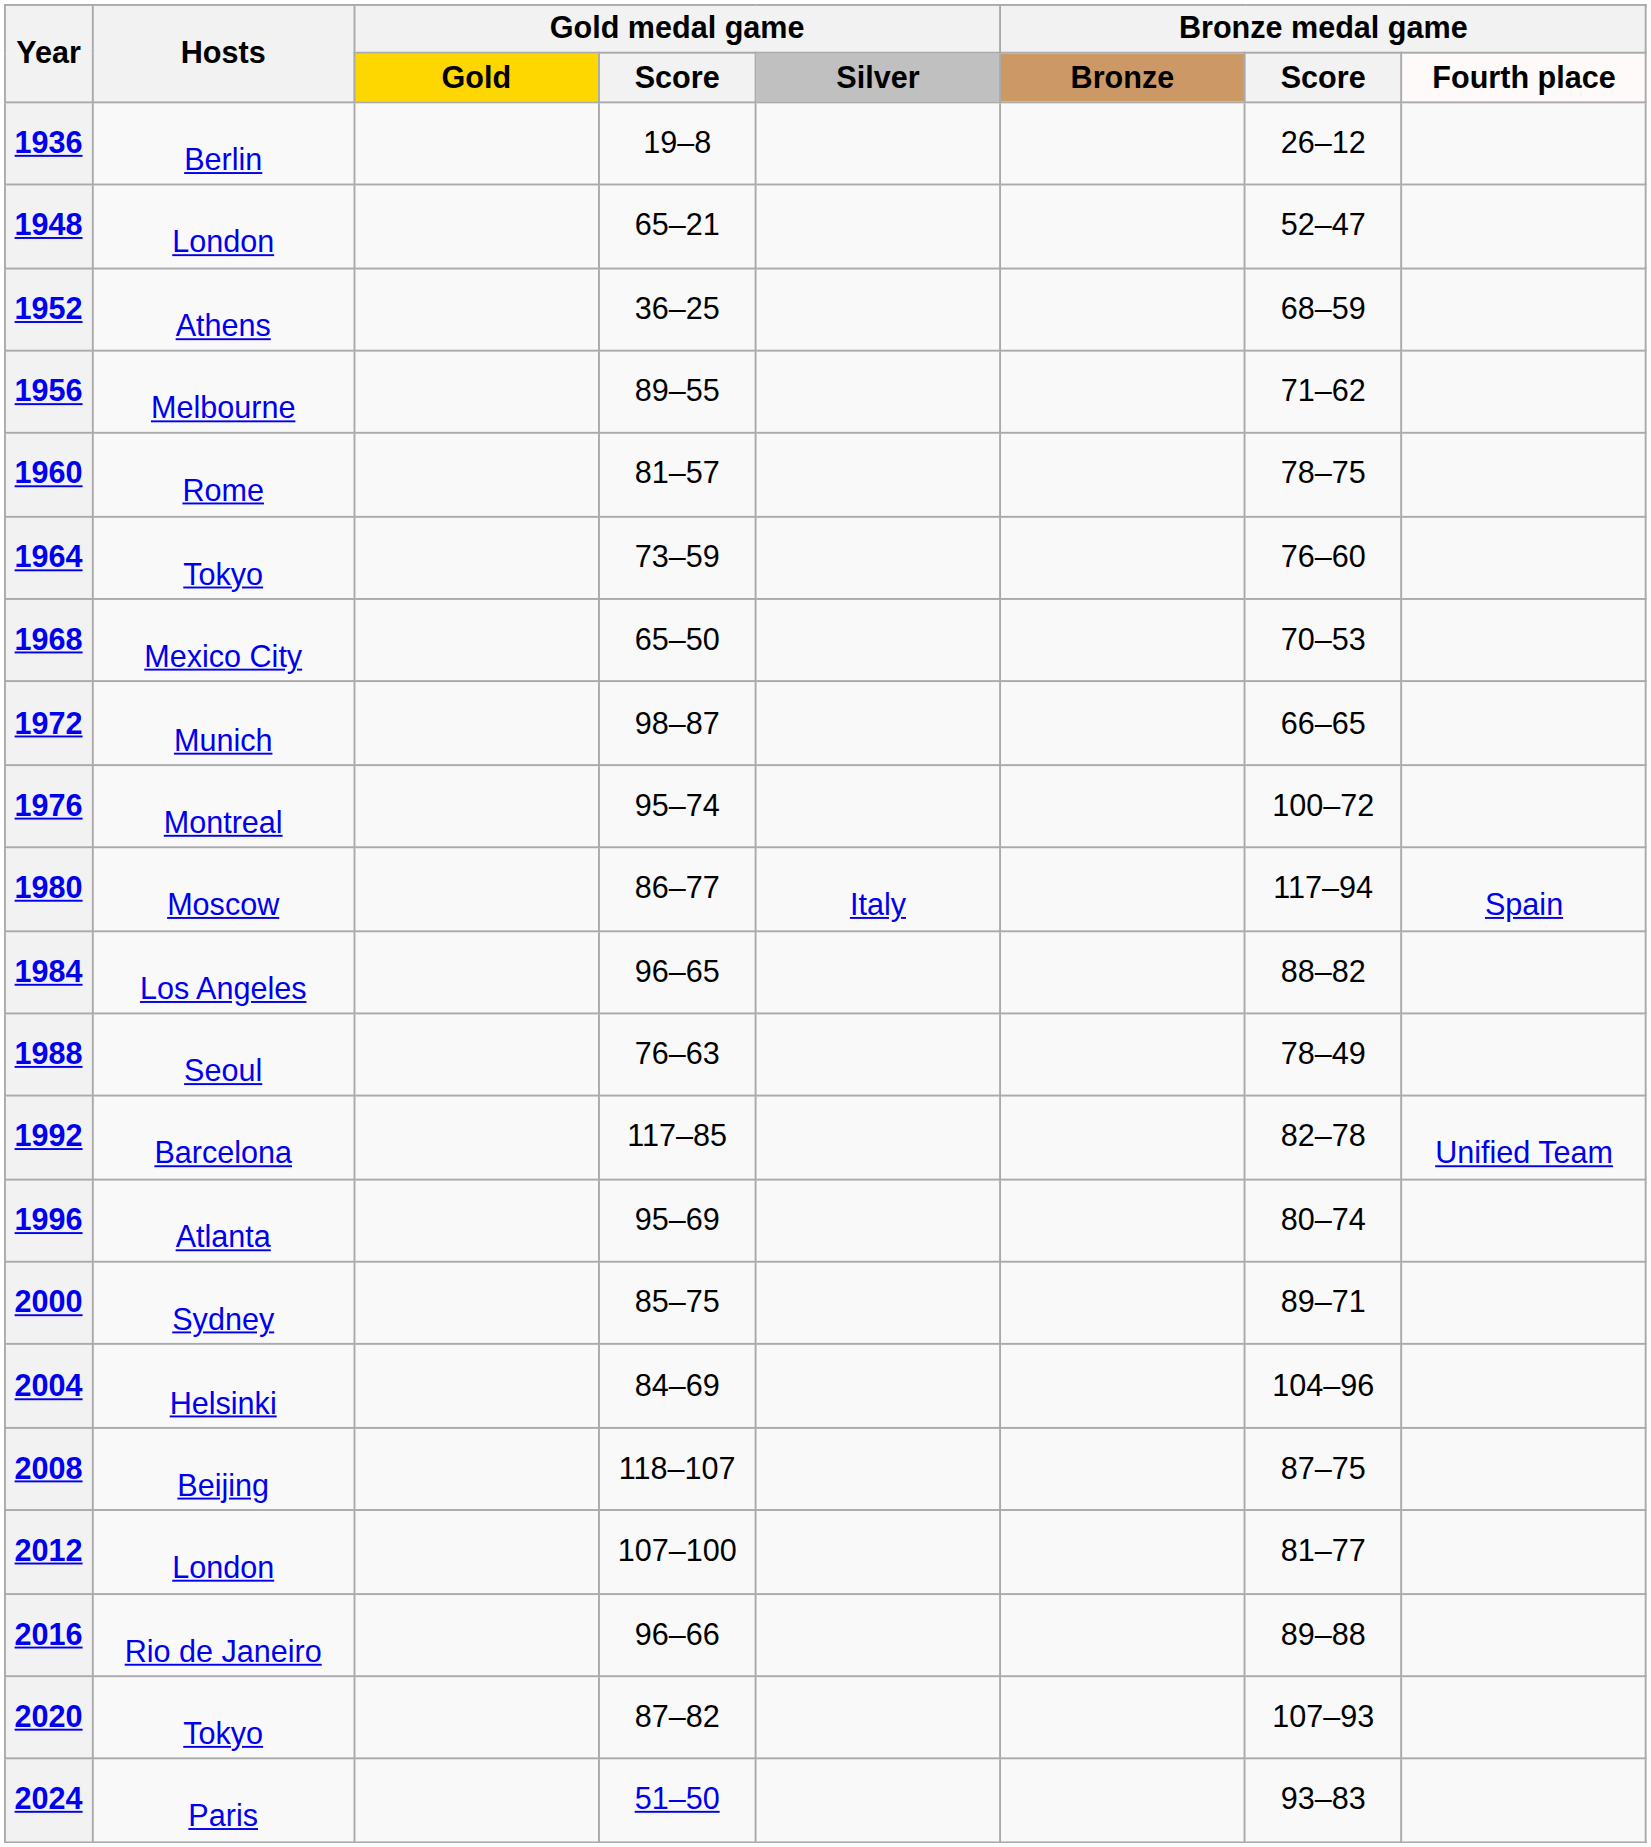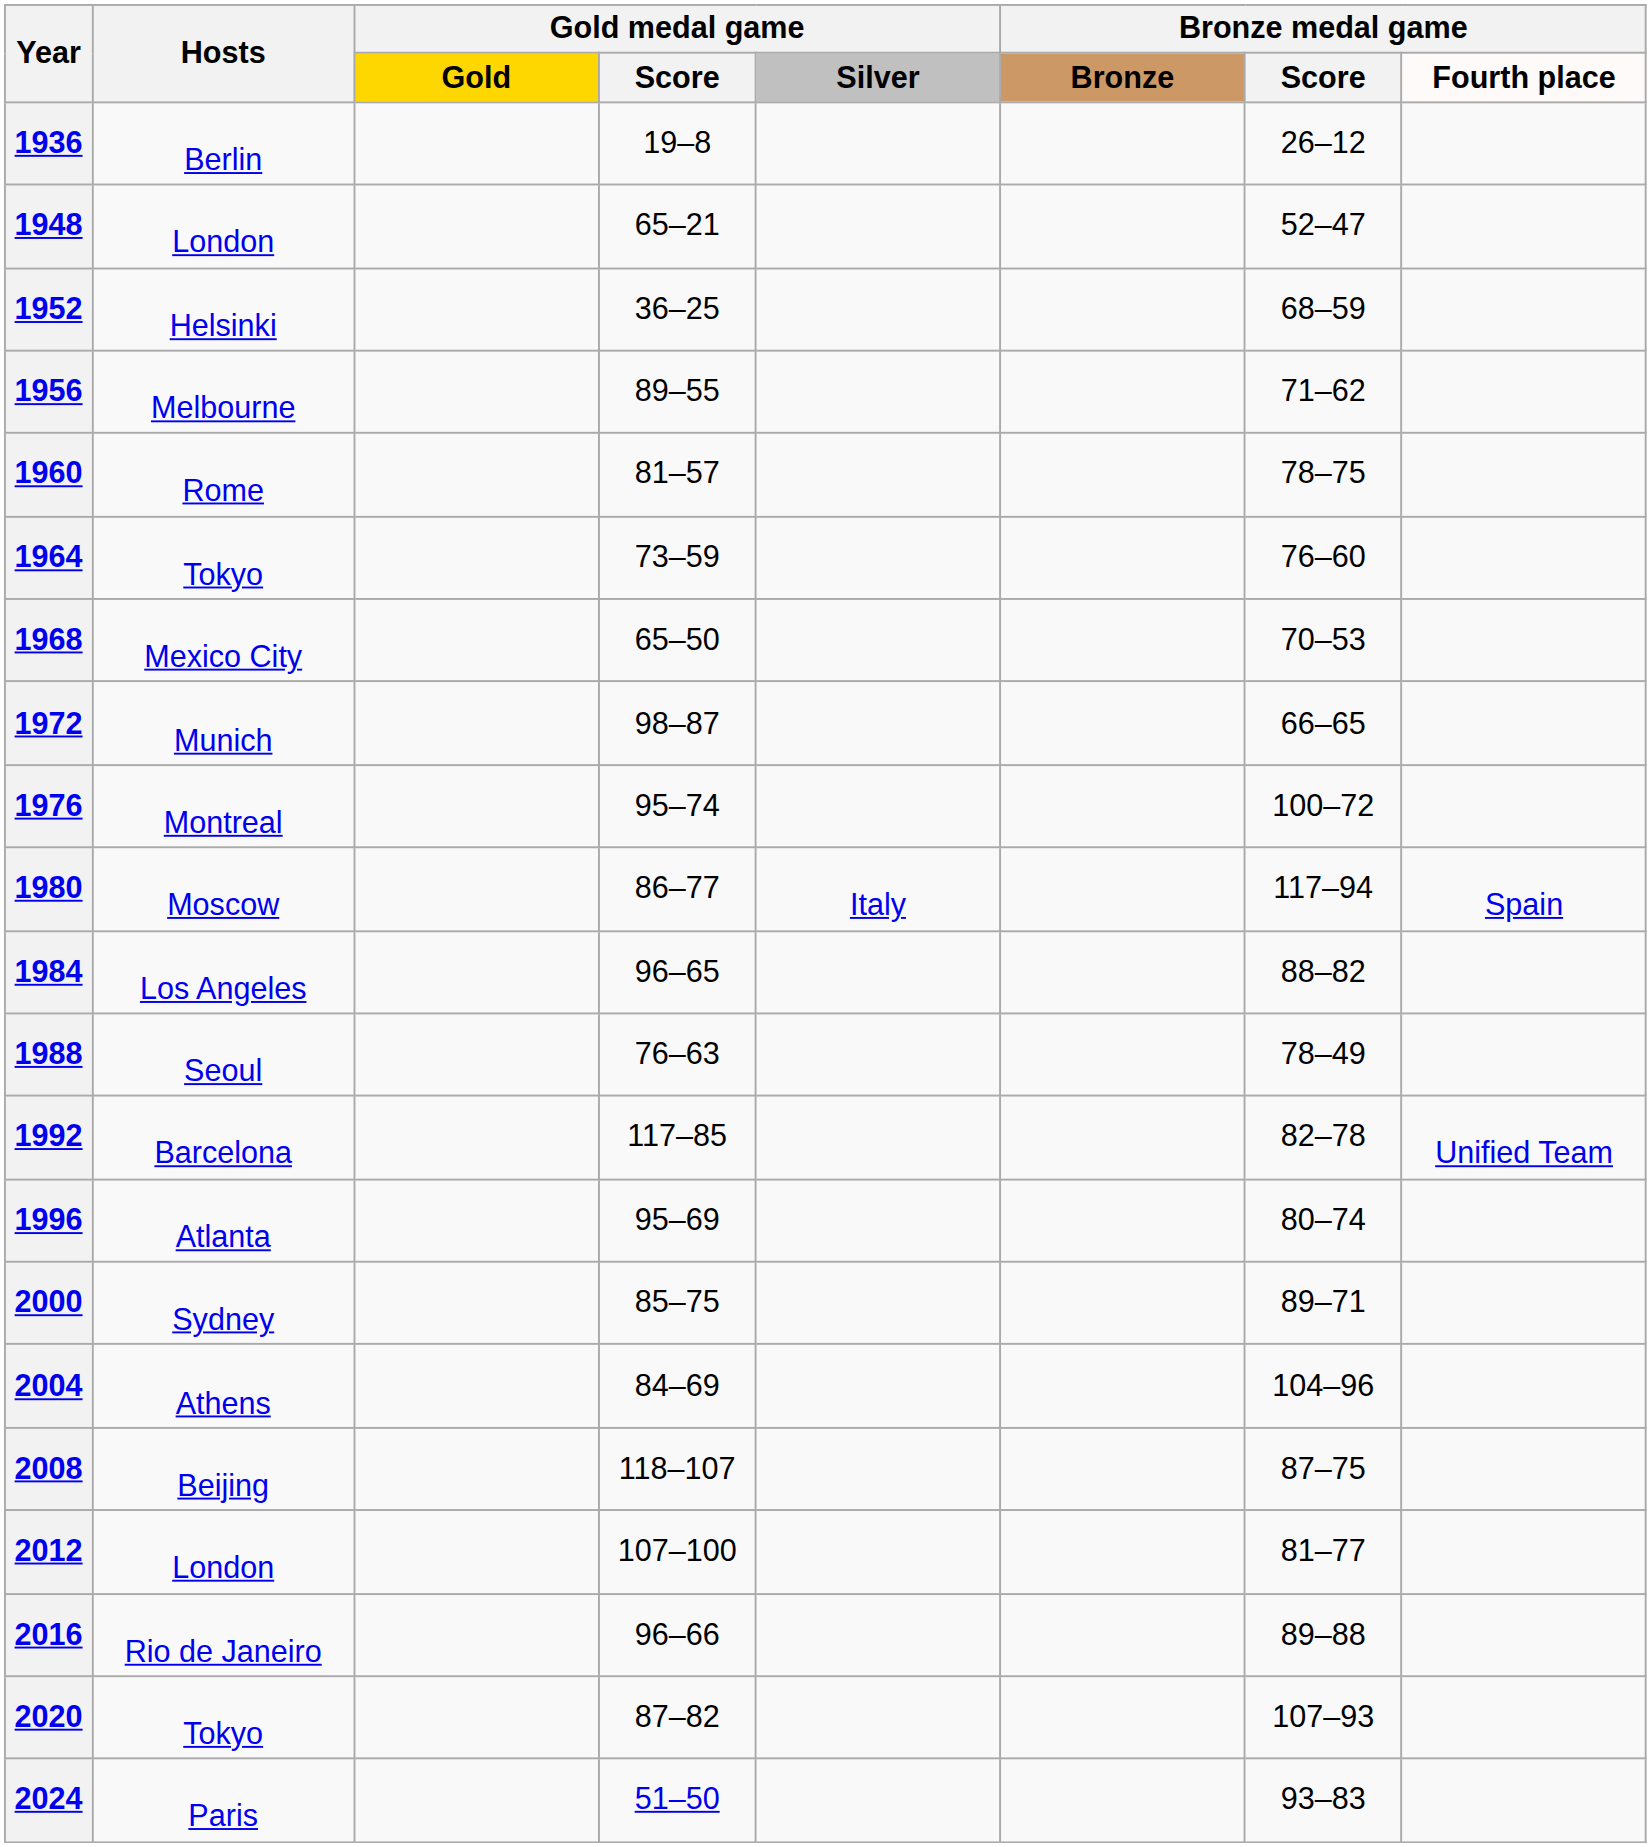(223, 325) Athens -> (223, 325) Helsinki
(223, 1402) Helsinki -> (223, 1402) Athens
